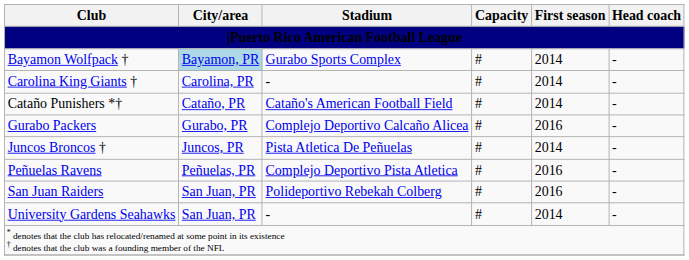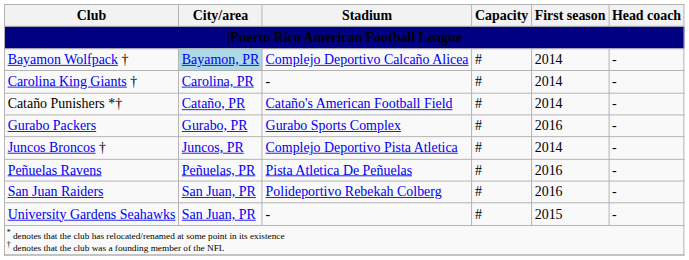(333, 59) Gurabo Sports Complex -> (367, 59) Complejo Deportivo Calcaño Alicea
(367, 125) Complejo Deportivo Calcaño Alicea -> (333, 125) Gurabo Sports Complex
(339, 147) Pista Atletica De Peñuelas -> (362, 147) Complejo Deportivo Pista Atletica
(362, 170) Complejo Deportivo Pista Atletica -> (339, 170) Pista Atletica De Peñuelas
(549, 214) 2014 -> (549, 214) 2015
